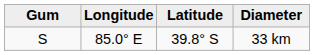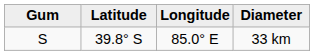columns swapped: (195, 15) <-> (119, 15)
